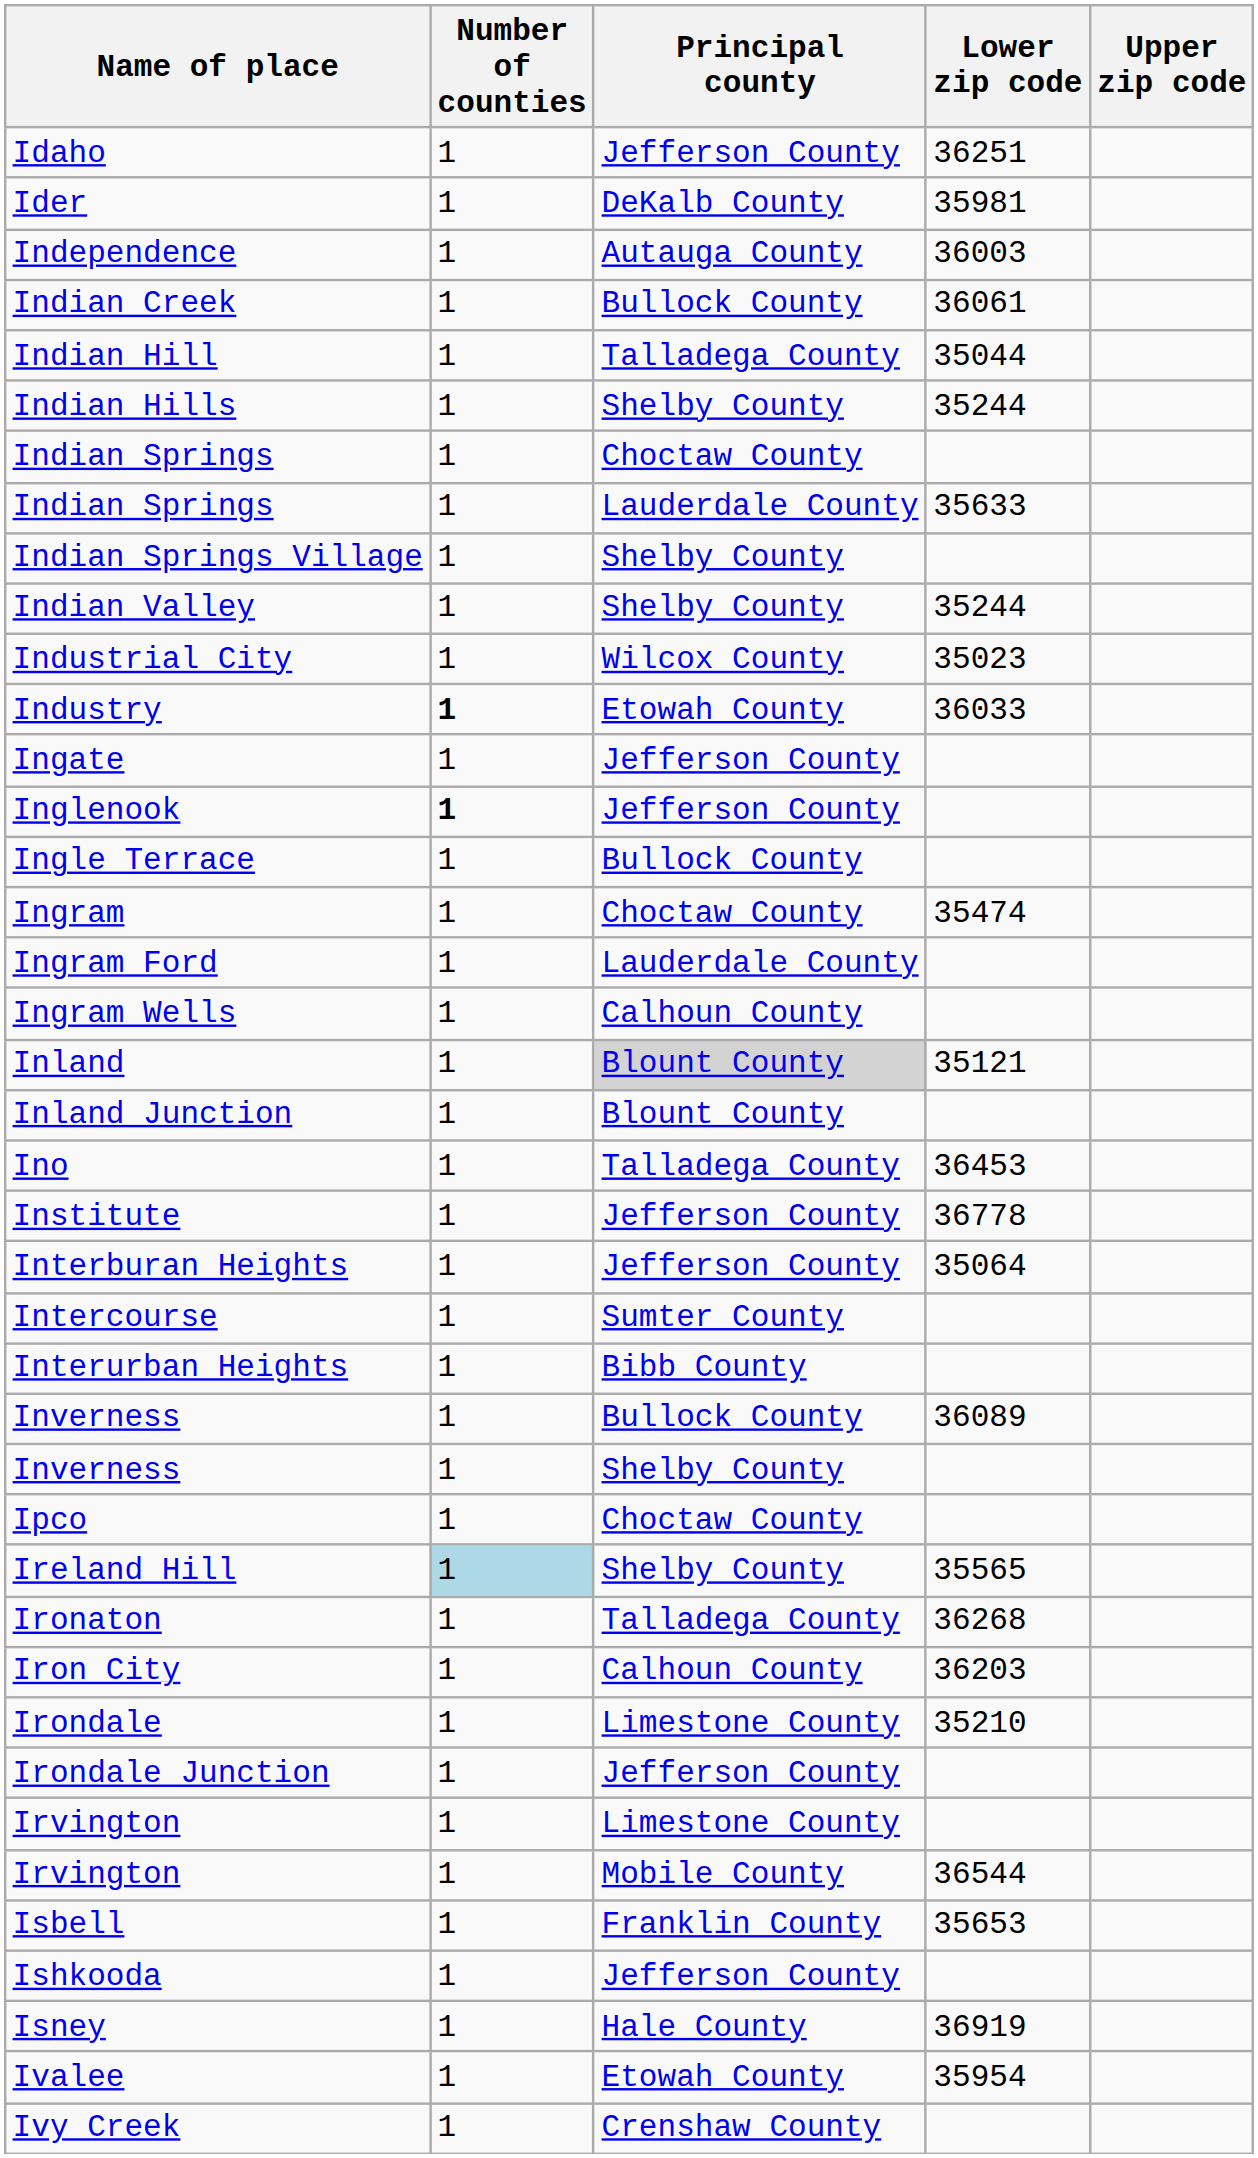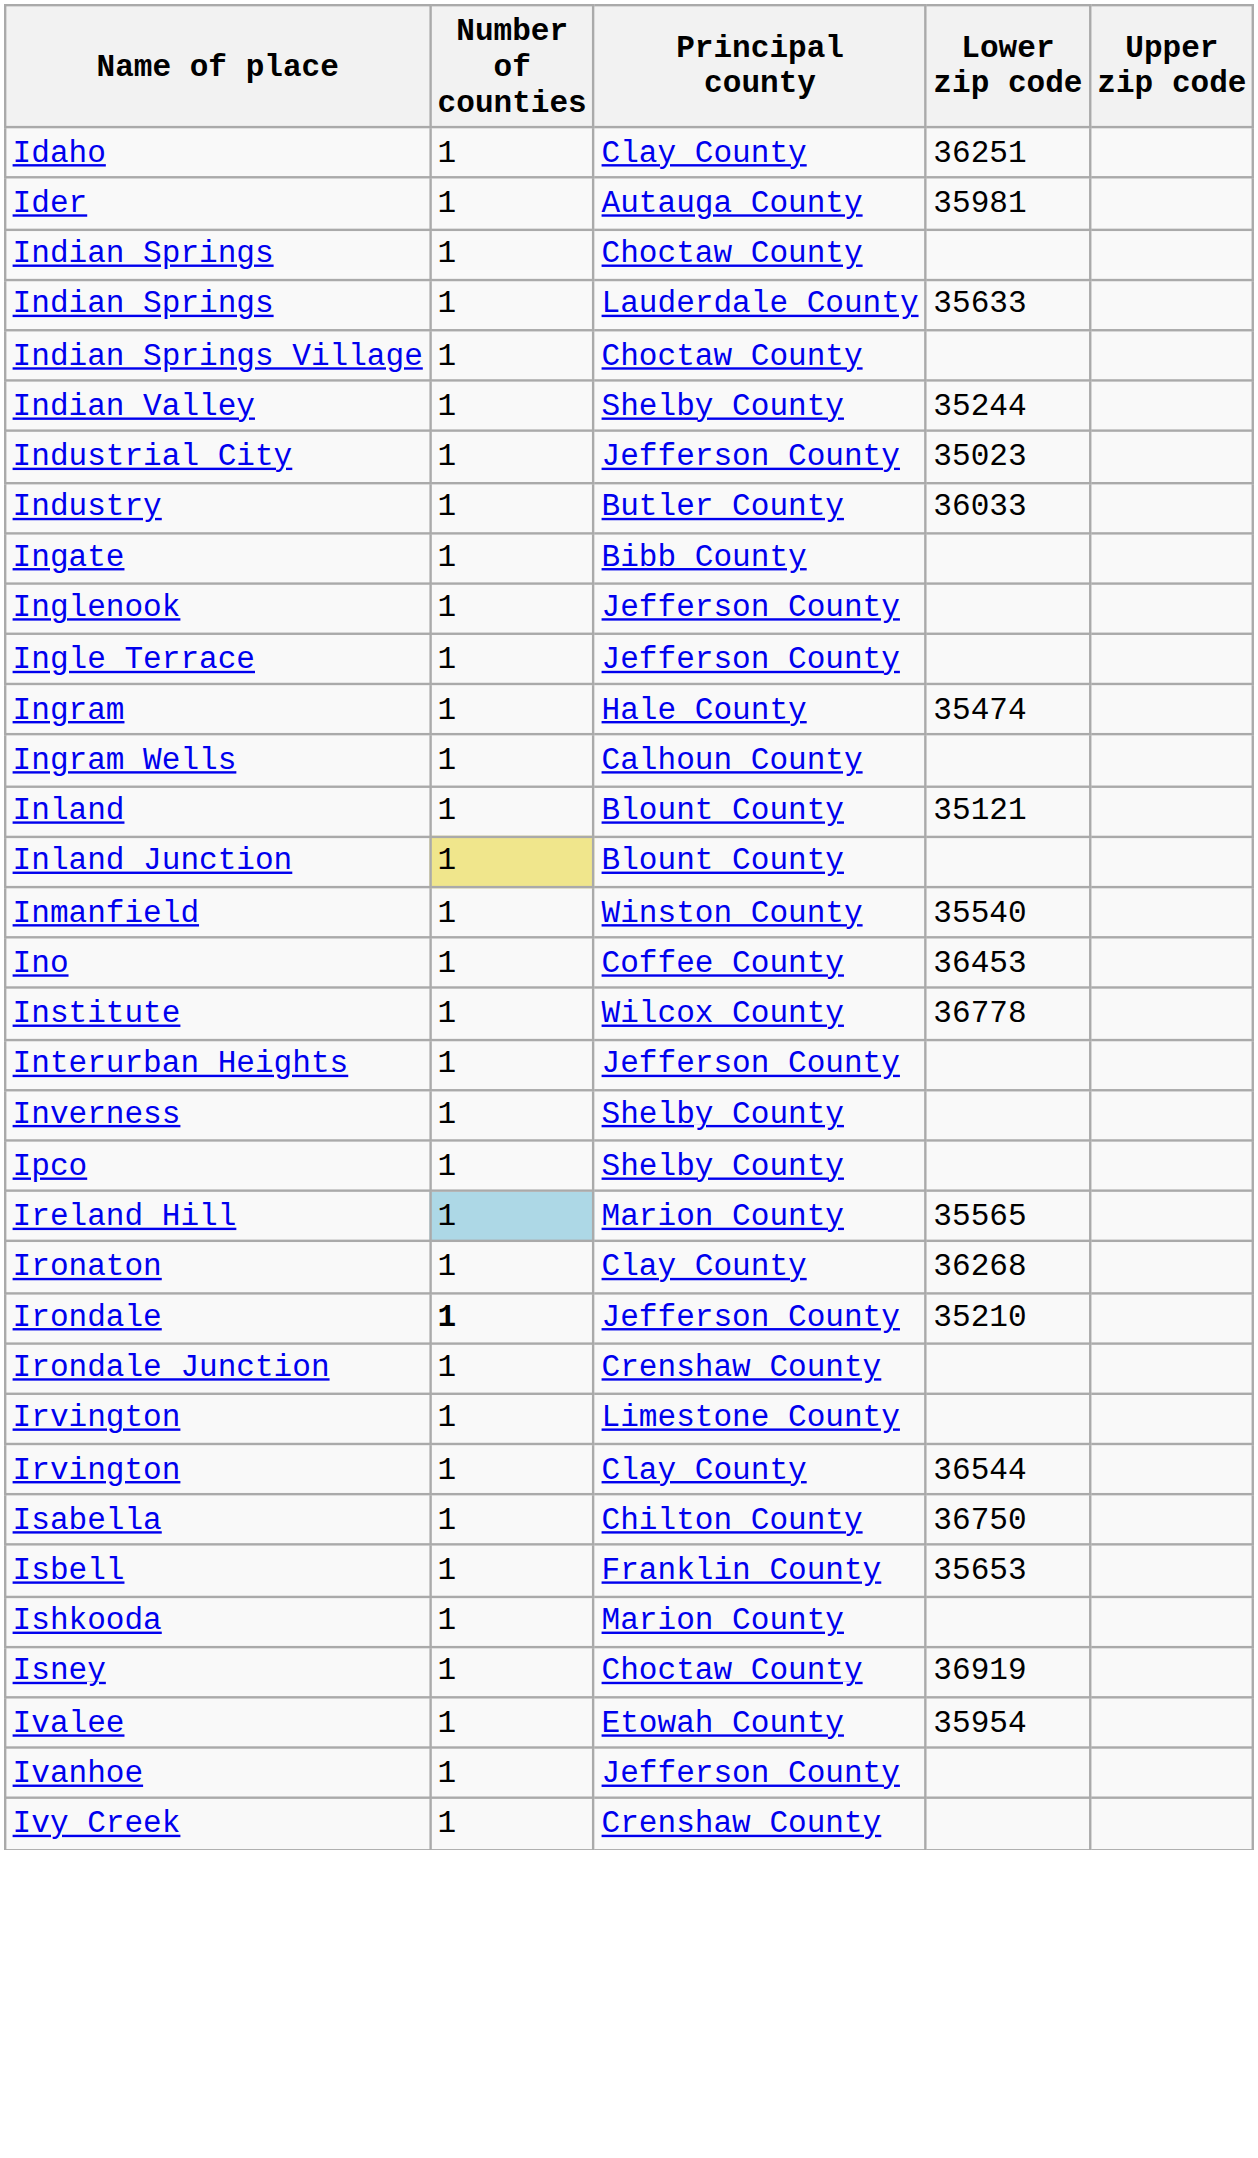(751, 153) Jefferson County -> (704, 153) Clay County
(723, 203) DeKalb County -> (732, 203) Autauga County
- row: (124, 254)
- row: (124, 305)
- row: (115, 355)
- row: (124, 406)
(723, 558) Shelby County -> (732, 355) Choctaw County
(723, 659) Wilcox County -> (751, 457) Jefferson County
(447, 710) bold -> (447, 507) normal
(723, 710) Etowah County -> (723, 507) Butler County
(751, 761) Jefferson County -> (704, 558) Bibb County
(447, 811) bold -> (447, 609) normal
(732, 862) Bullock County -> (751, 659) Jefferson County
(732, 912) Choctaw County -> (704, 710) Hale County
- row: (115, 963)
(723, 1064) lightgrey background -> (723, 811) no background
(447, 1115) no background -> (447, 862) khaki background
+ row: (106, 912)
(751, 1166) Talladega County -> (723, 963) Coffee County
(751, 1216) Jefferson County -> (723, 1014) Wilcox County
- row: (180, 1267)
- row: (115, 1318)
(704, 1368) Bibb County -> (751, 1064) Jefferson County
- row: (97, 1419)
(732, 1520) Choctaw County -> (723, 1166) Shelby County
(723, 1571) Shelby County -> (723, 1216) Marion County
(751, 1621) Talladega County -> (704, 1267) Clay County
- row: (97, 1672)
(447, 1723) normal -> (447, 1318) bold
(751, 1723) Limestone County -> (751, 1318) Jefferson County
(751, 1773) Jefferson County -> (741, 1368) Crenshaw County
(723, 1875) Mobile County -> (704, 1469) Clay County
+ row: (87, 1520)
(751, 1976) Jefferson County -> (723, 1621) Marion County
(704, 2026) Hale County -> (732, 1672) Choctaw County
+ row: (78, 1773)
